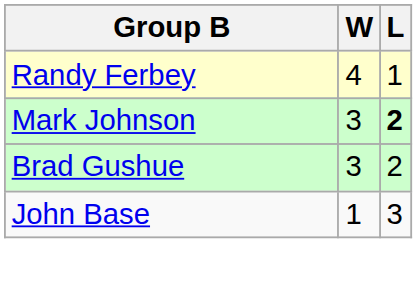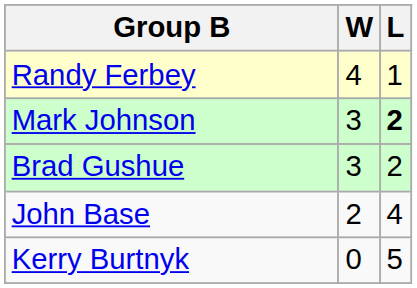(354, 213) 1 -> (354, 213) 2
(395, 213) 3 -> (395, 213) 4
+ row: (100, 259)
